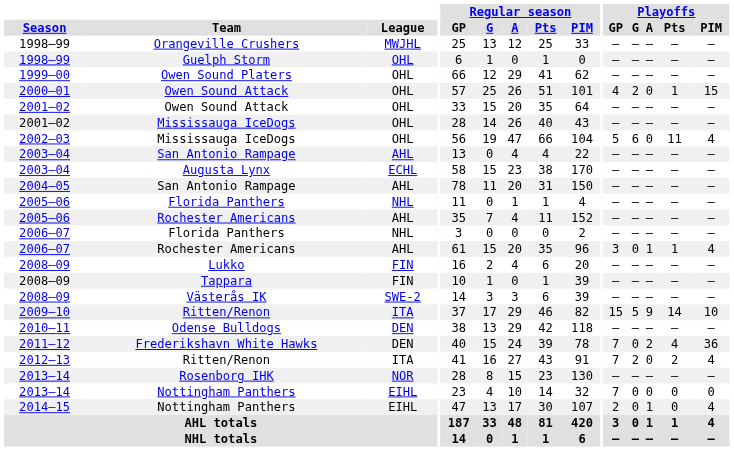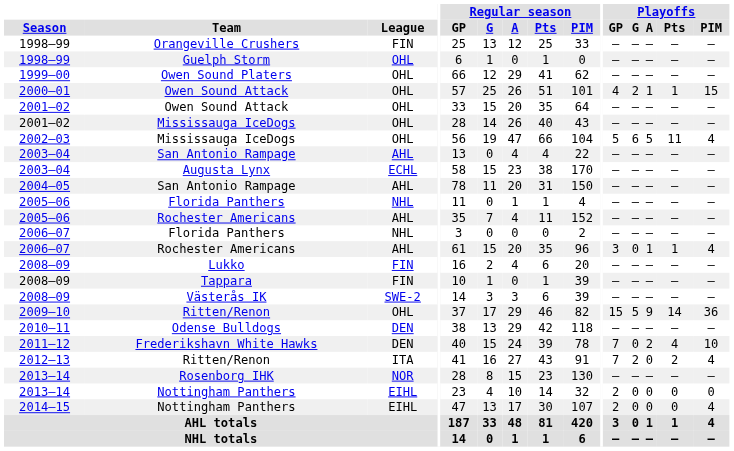(403, 44) MWJHL -> (403, 44) FIN
(649, 91) 0 -> (649, 91) 1
(649, 138) 0 -> (649, 138) 5
(403, 312) ITA -> (403, 312) OHL
(711, 312) 10 -> (711, 312) 36
(711, 344) 36 -> (711, 344) 10
(616, 391) 7 -> (616, 391) 2
(649, 407) 1 -> (649, 407) 0
